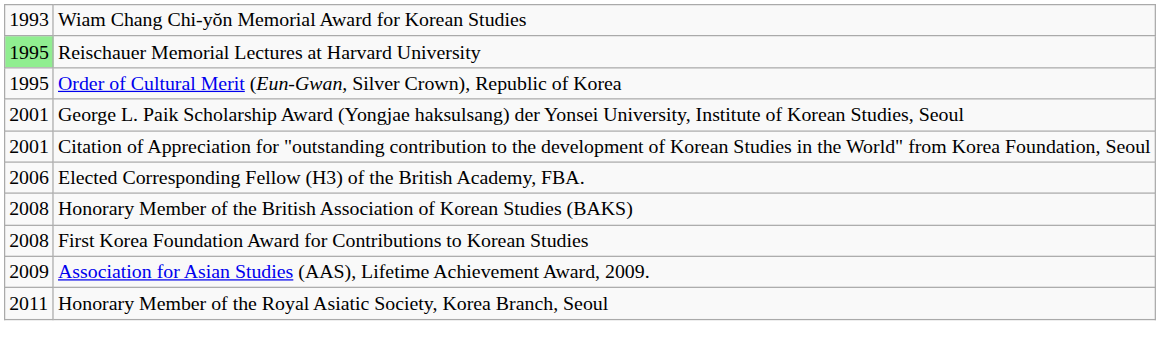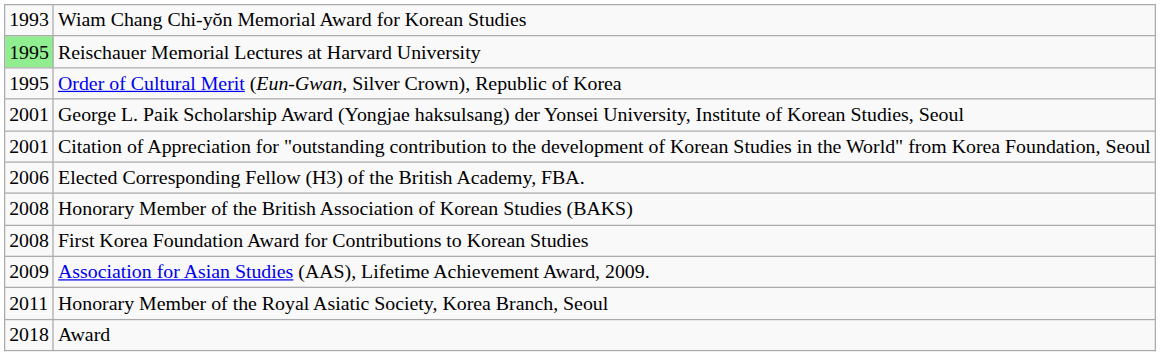+ row: (84, 334)
